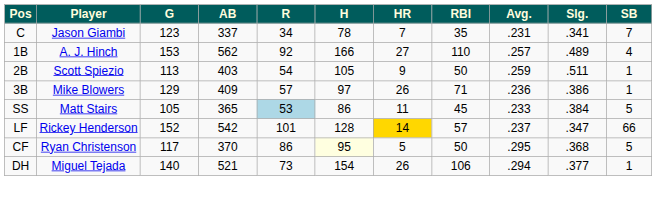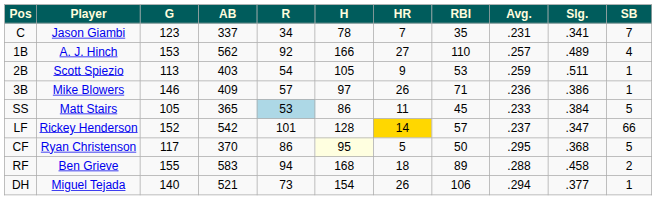(461, 71) 50 -> (461, 71) 53
(169, 90) 129 -> (169, 90) 146
+ row: (21, 166)
